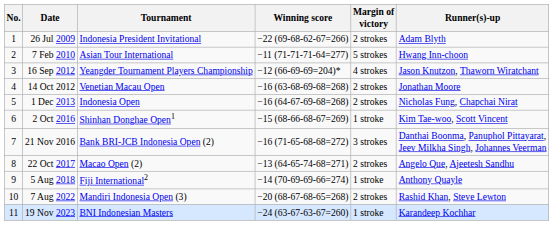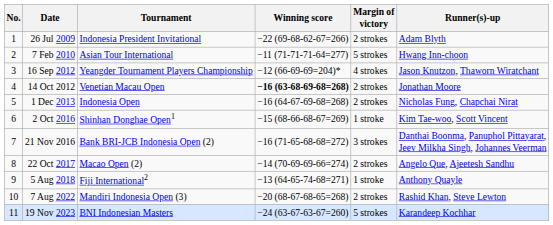(303, 87) normal -> (303, 87) bold
(303, 163) −13 (64-65-74-68=271) -> (303, 163) −14 (70-69-69-66=274)
(303, 180) −14 (70-69-69-66=274) -> (303, 180) −13 (64-65-74-68=271)
(368, 212) 1 stroke -> (370, 212) 5 strokes
